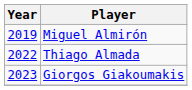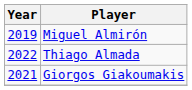(22, 75) 2023 -> (22, 75) 2021
